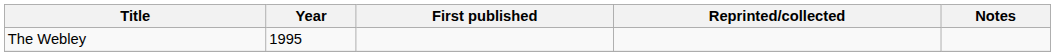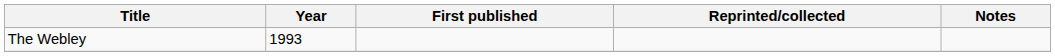(286, 39) 1995 -> (286, 39) 1993
